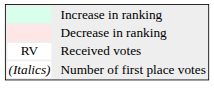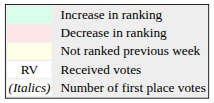+ row: (130, 51)
